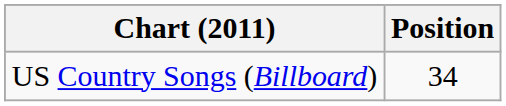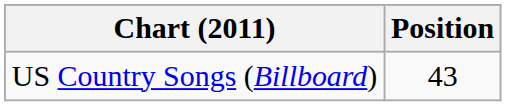(443, 75) 34 -> (443, 75) 43
